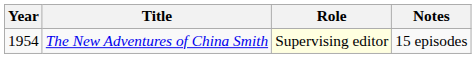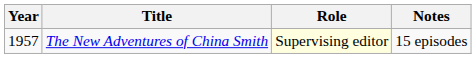(23, 41) 1954 -> (23, 41) 1957
